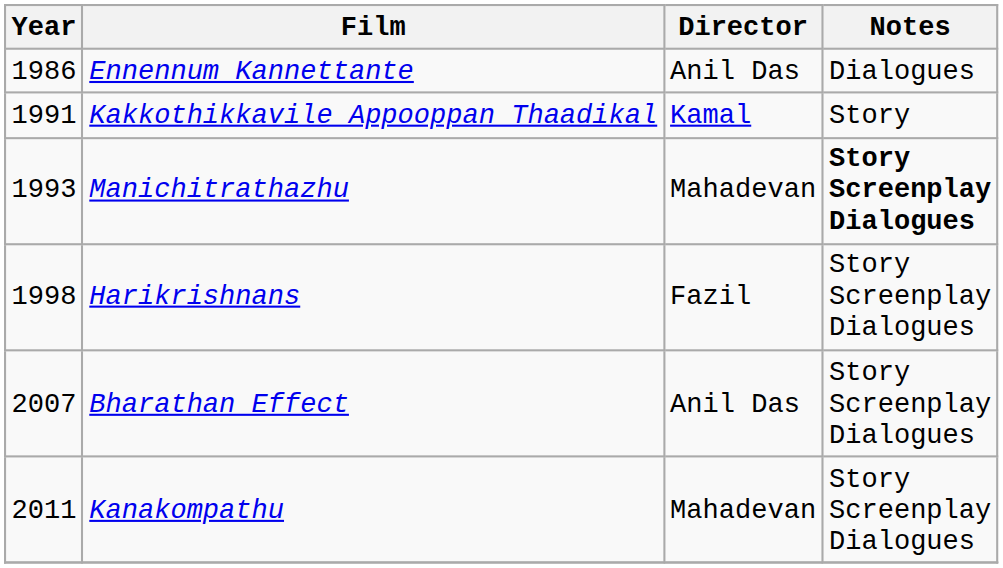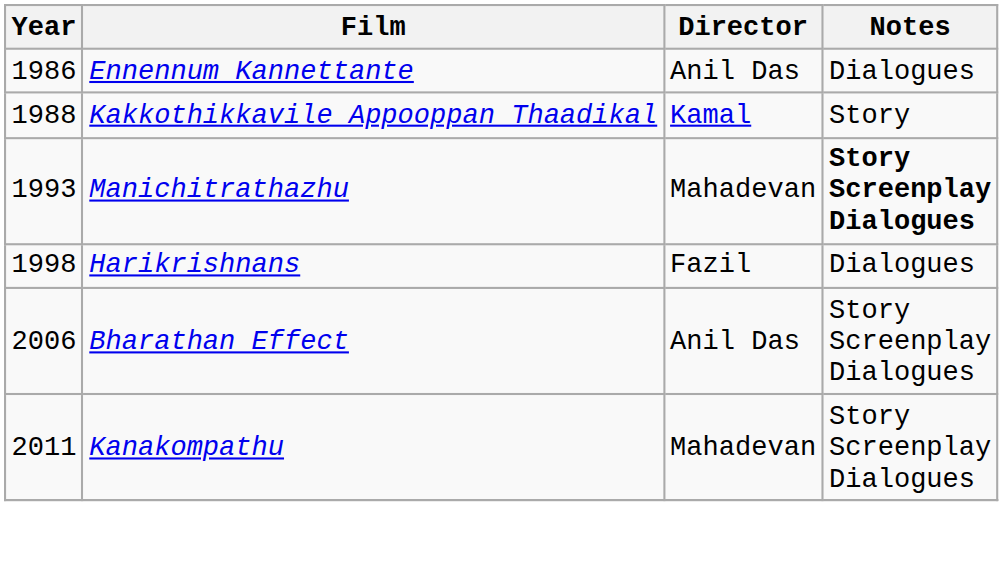(44, 115) 1991 -> (44, 115) 1988
(910, 297) Story Screenplay Dialogues -> (902, 266) Dialogues
(44, 403) 2007 -> (44, 341) 2006
